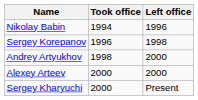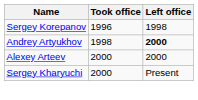- row: (36, 27)
(156, 57) normal -> (156, 42) bold
